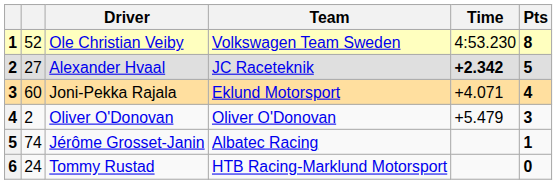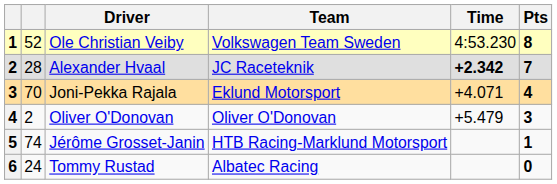(33, 67) 27 -> (33, 67) 28
(528, 67) 5 -> (528, 67) 7
(33, 92) 60 -> (33, 92) 70
(265, 142) Albatec Racing -> (330, 142) HTB Racing-Marklund Motorsport
(330, 167) HTB Racing-Marklund Motorsport -> (265, 167) Albatec Racing
